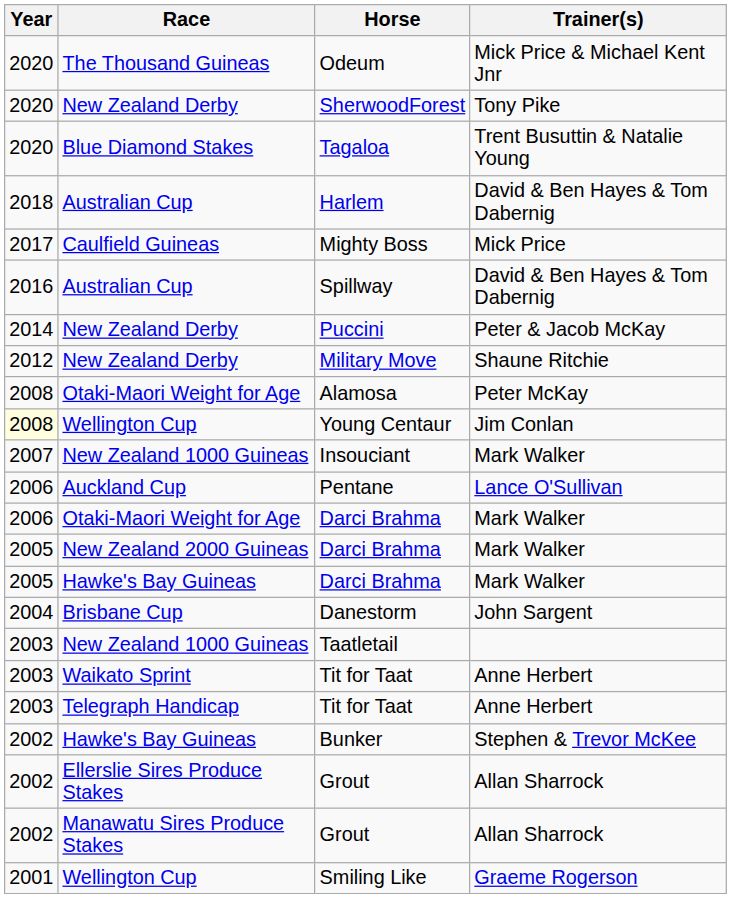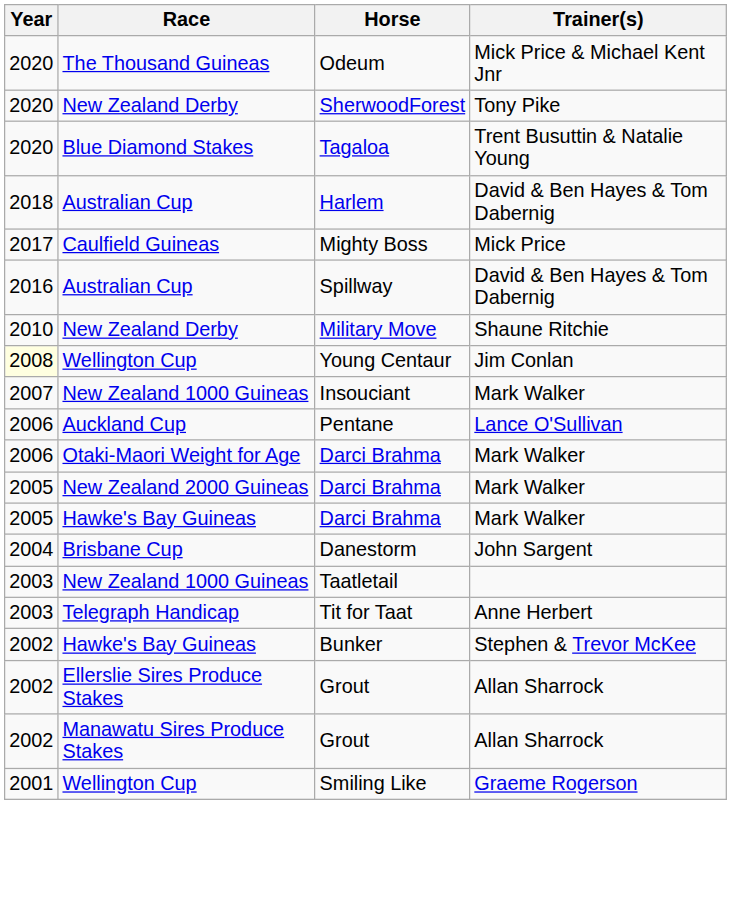- row: (150, 329)
(31, 361) 2012 -> (31, 329) 2010
- row: (181, 392)
- row: (127, 675)
